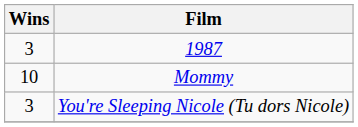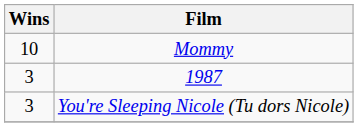rows swapped: (204, 77) <-> (204, 48)
